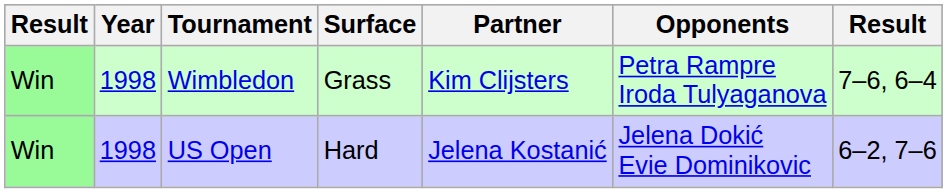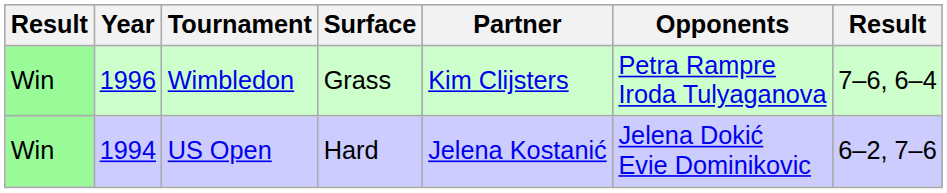(128, 80) 1998 -> (128, 80) 1996
(128, 150) 1998 -> (128, 150) 1994
